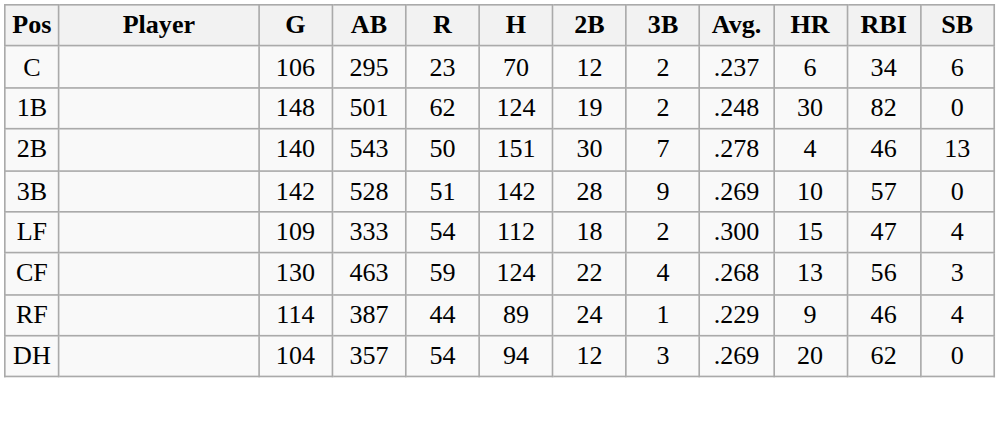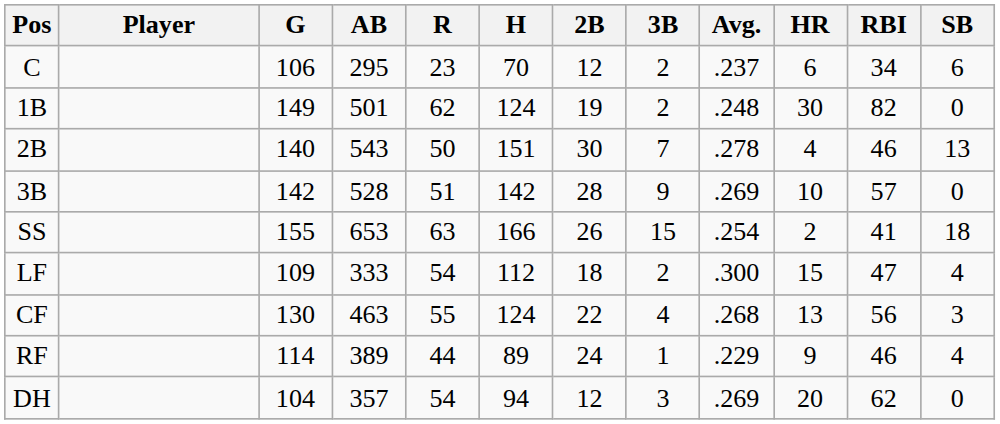(295, 107) 148 -> (295, 107) 149
+ row: (32, 231)
(442, 273) 59 -> (442, 314) 55
(369, 314) 387 -> (369, 356) 389
